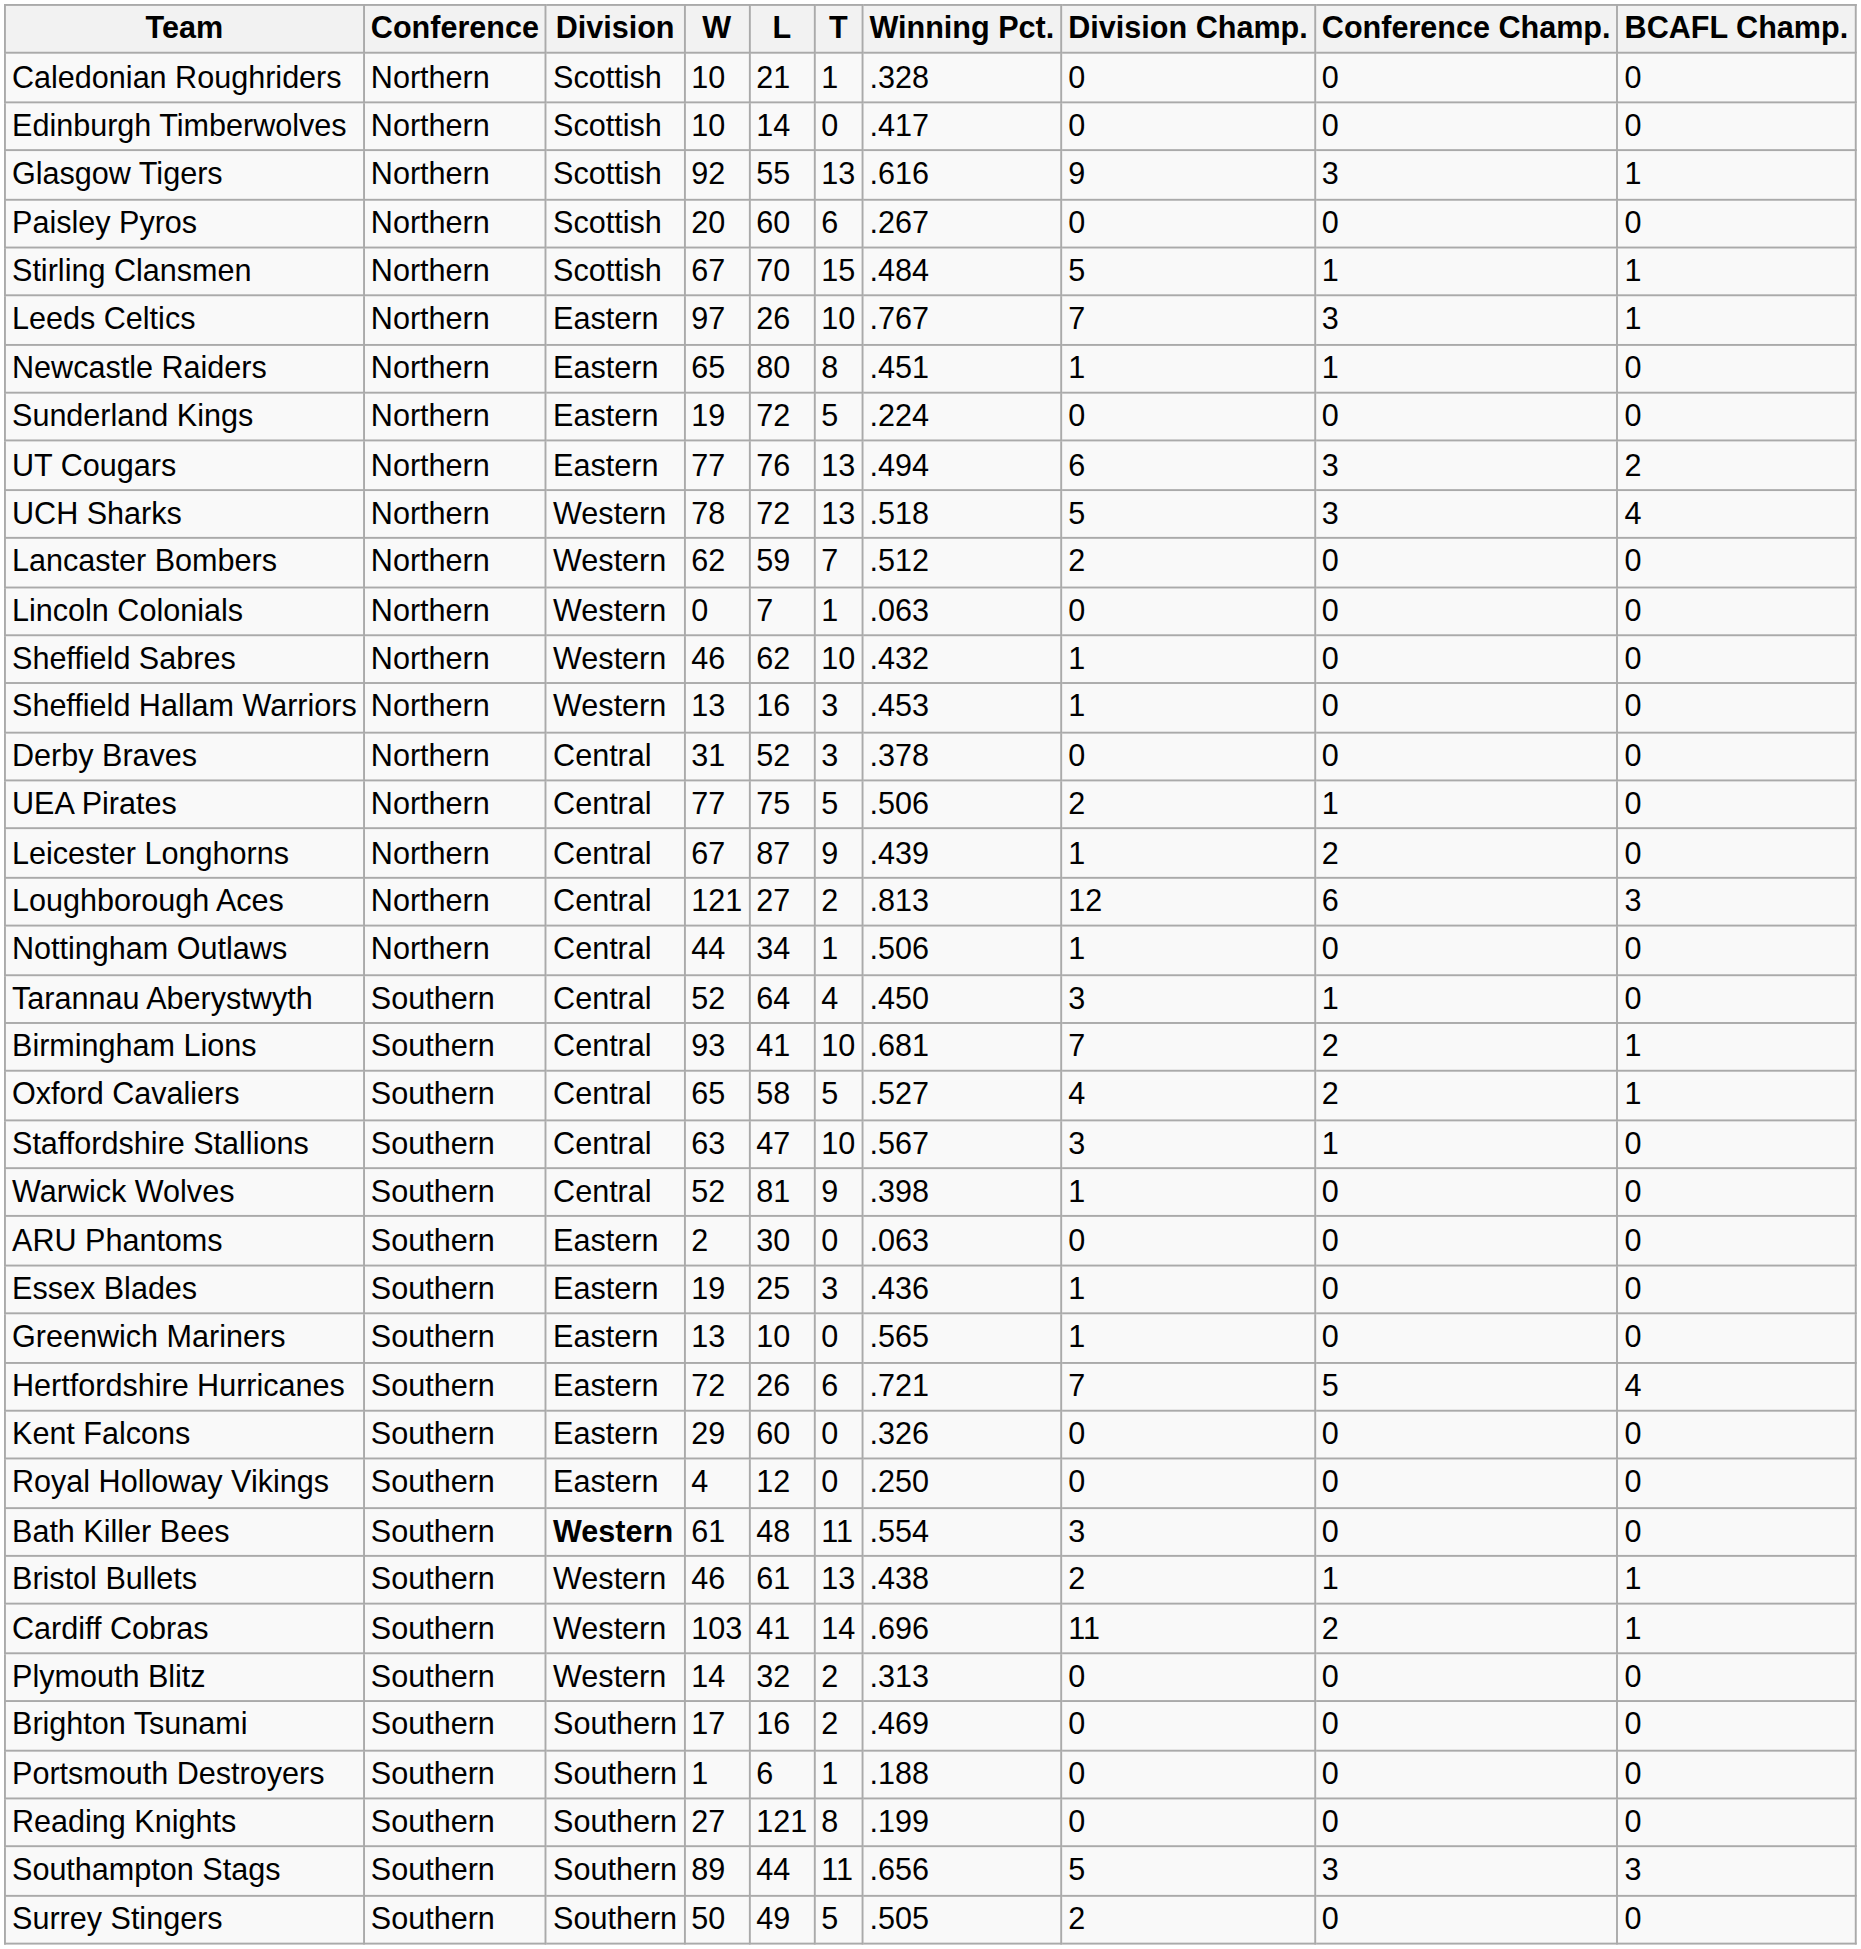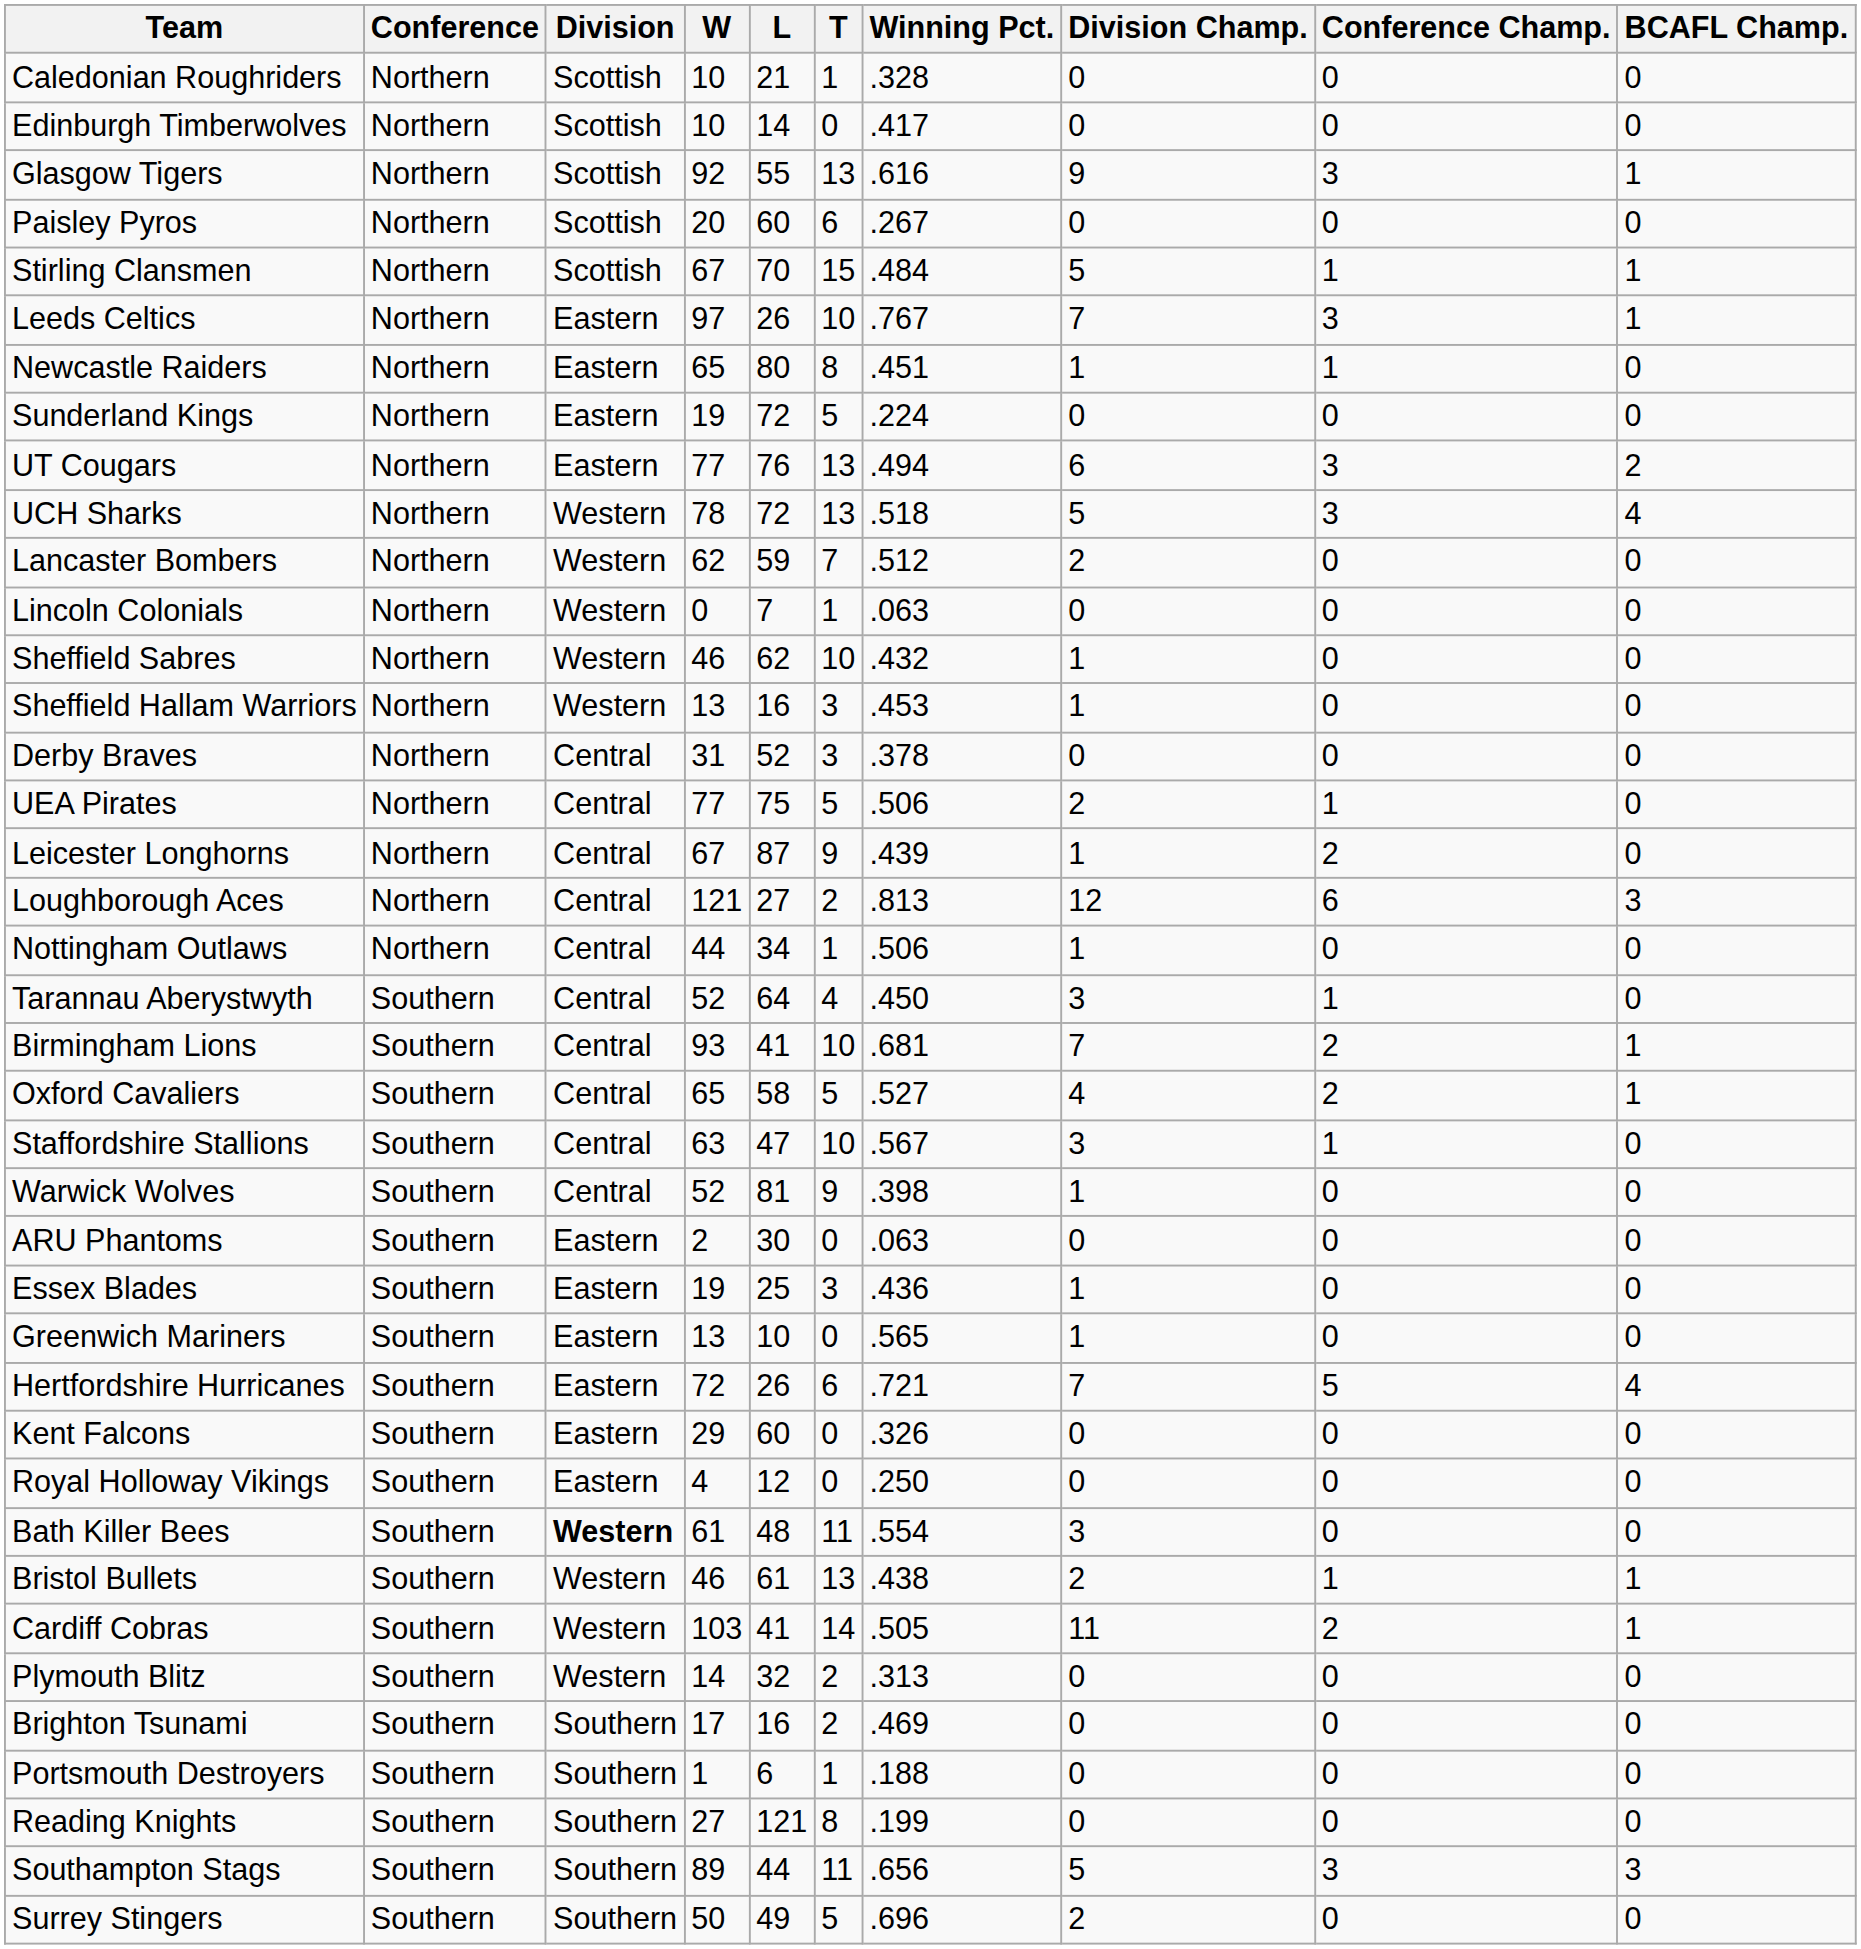(899, 1628) .696 -> (899, 1628) .505
(899, 1918) .505 -> (899, 1918) .696
